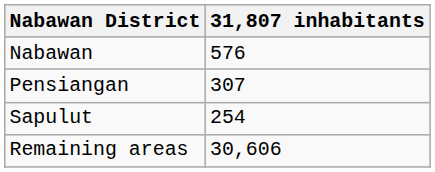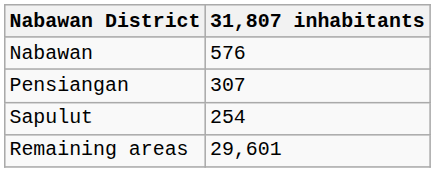(246, 151) 30,606 -> (246, 151) 29,601
